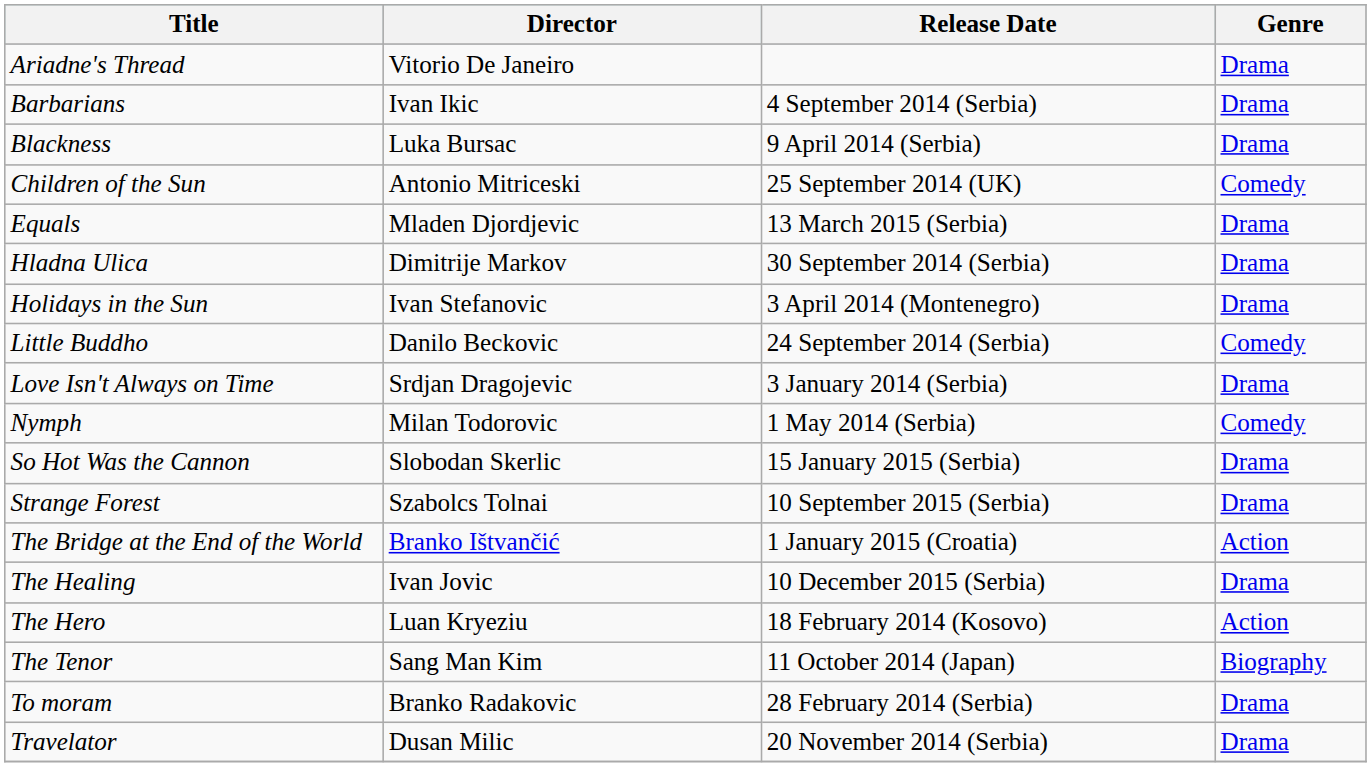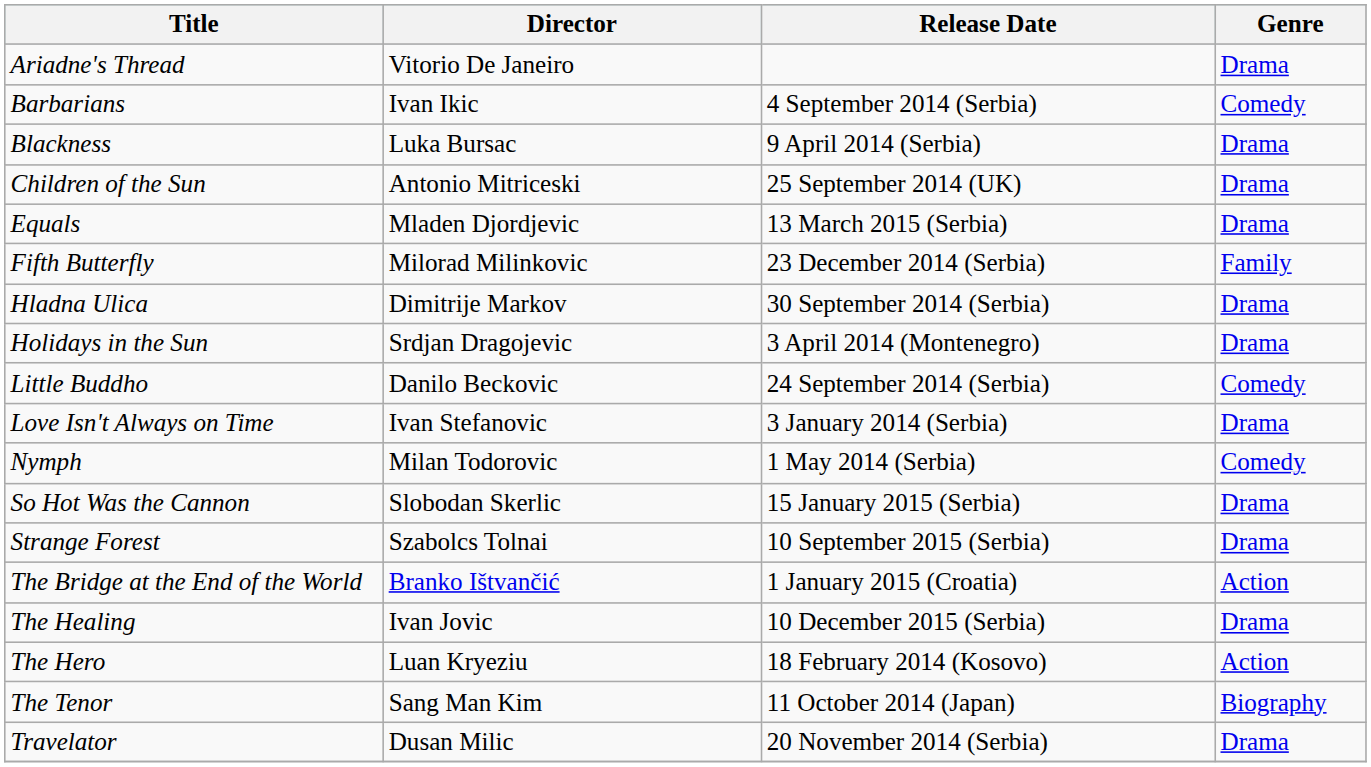(1255, 104) Drama -> (1263, 104) Comedy
(1263, 183) Comedy -> (1255, 183) Drama
+ row: (82, 263)
(468, 303) Ivan Stefanovic -> (480, 343) Srdjan Dragojevic
(480, 382) Srdjan Dragojevic -> (468, 422) Ivan Stefanovic
- row: (61, 701)
